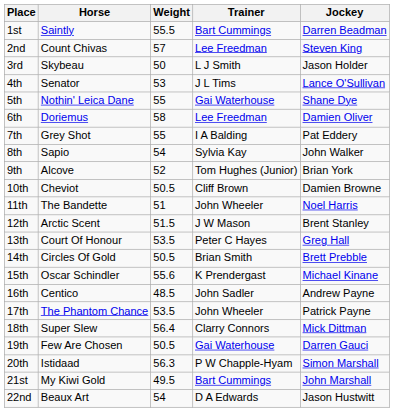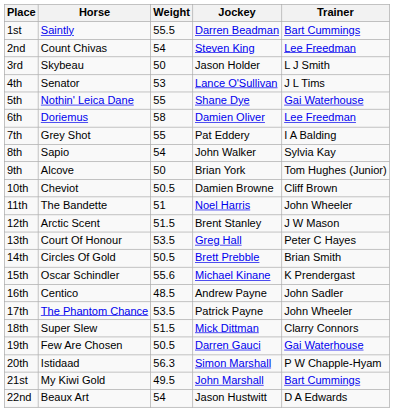columns swapped: (246, 13) <-> (345, 13)
(159, 48) 57 -> (159, 48) 54
(159, 170) 52 -> (159, 170) 50
(164, 328) 56.4 -> (164, 328) 51.5
